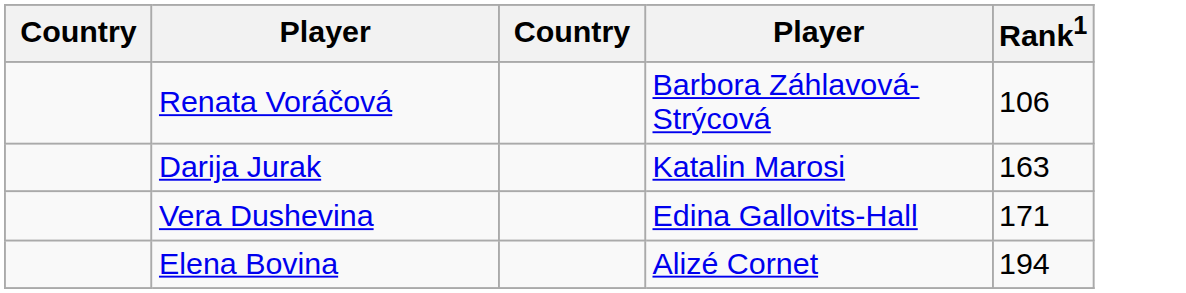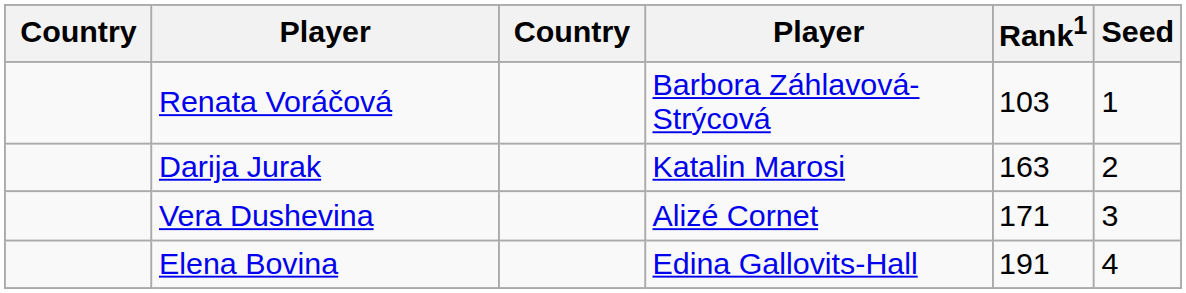+ column: (1138, 32)
(1024, 102) 106 -> (1024, 102) 103
(785, 215) Edina Gallovits-Hall -> (735, 215) Alizé Cornet
(735, 263) Alizé Cornet -> (785, 263) Edina Gallovits-Hall
(1024, 263) 194 -> (1024, 263) 191
